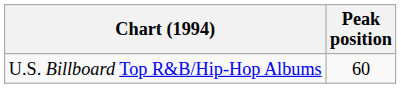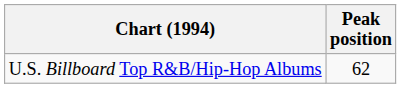(361, 68) 60 -> (361, 68) 62
